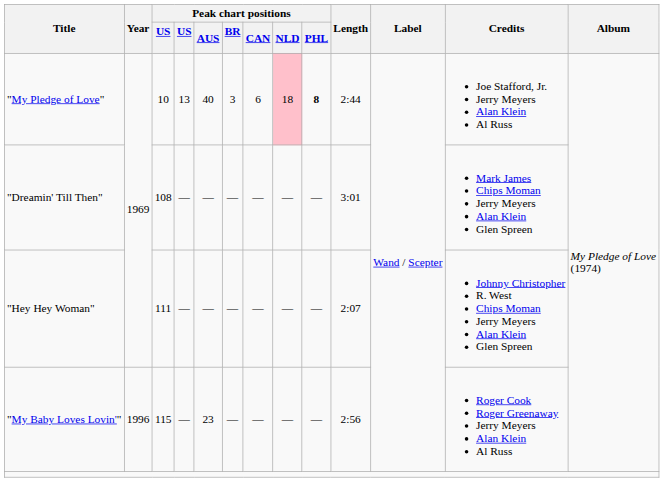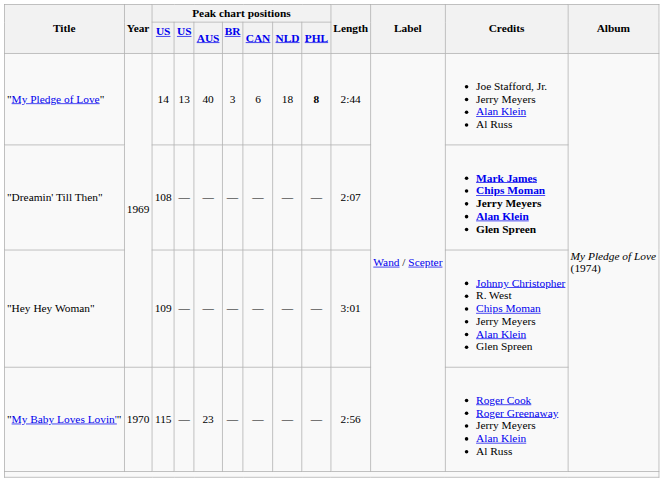(163, 99) 10 -> (163, 99) 14
(288, 99) pink background -> (288, 99) no background
(351, 197) 3:01 -> (351, 197) 2:07
(507, 204) normal -> (507, 204) bold
(163, 308) 111 -> (163, 308) 109
(351, 308) 2:07 -> (351, 308) 3:01
(138, 419) 1996 -> (138, 419) 1970
